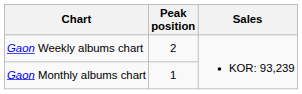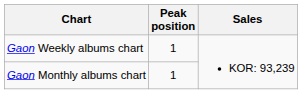(173, 48) 2 -> (173, 48) 1
